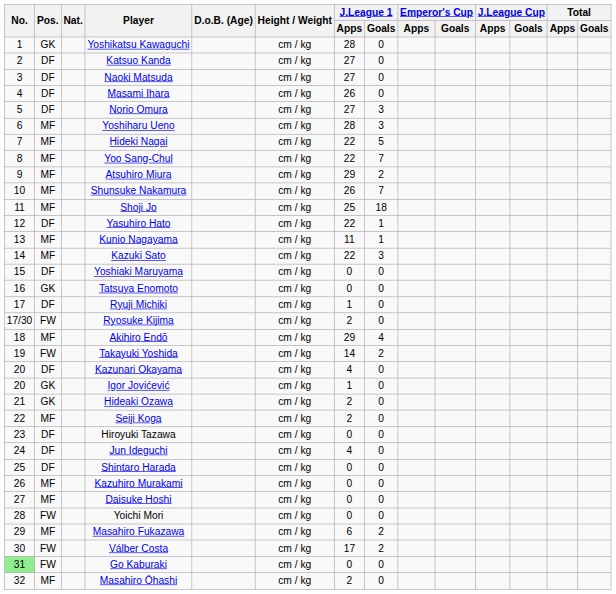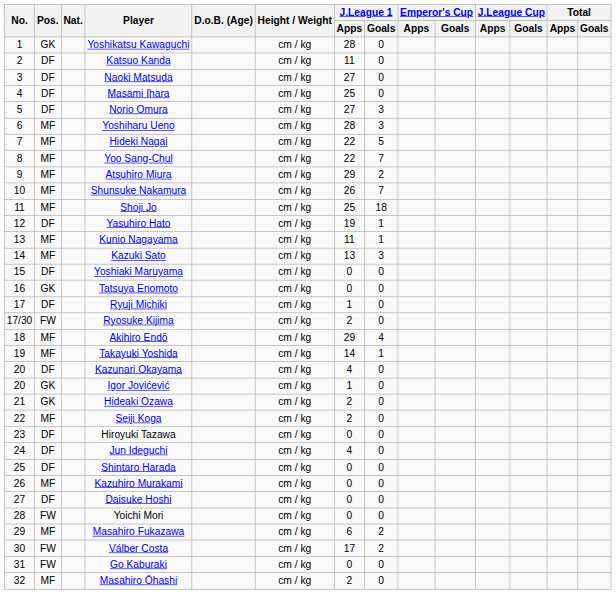(349, 61) 27 -> (349, 61) 11
(349, 93) 26 -> (349, 93) 25
(349, 223) 22 -> (349, 223) 19
(349, 256) 22 -> (349, 256) 13
(48, 353) FW -> (48, 353) MF
(381, 353) 2 -> (381, 353) 1
(48, 499) MF -> (48, 499) DF
(19, 564) lightgreen background -> (19, 564) no background
